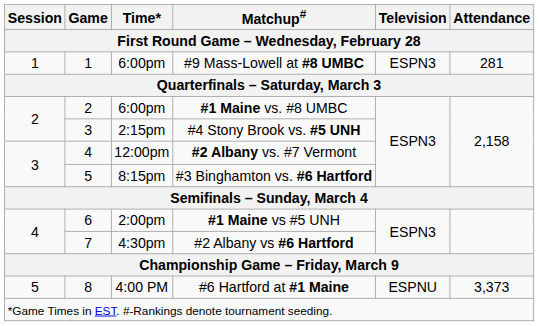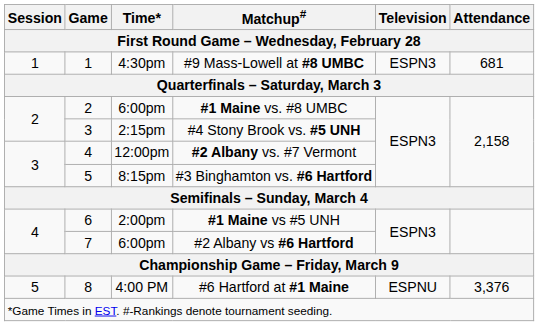(142, 63) 6:00pm -> (142, 63) 4:30pm
(492, 63) 281 -> (492, 63) 681
(142, 242) 4:30pm -> (142, 242) 6:00pm
(492, 287) 3,373 -> (492, 287) 3,376
